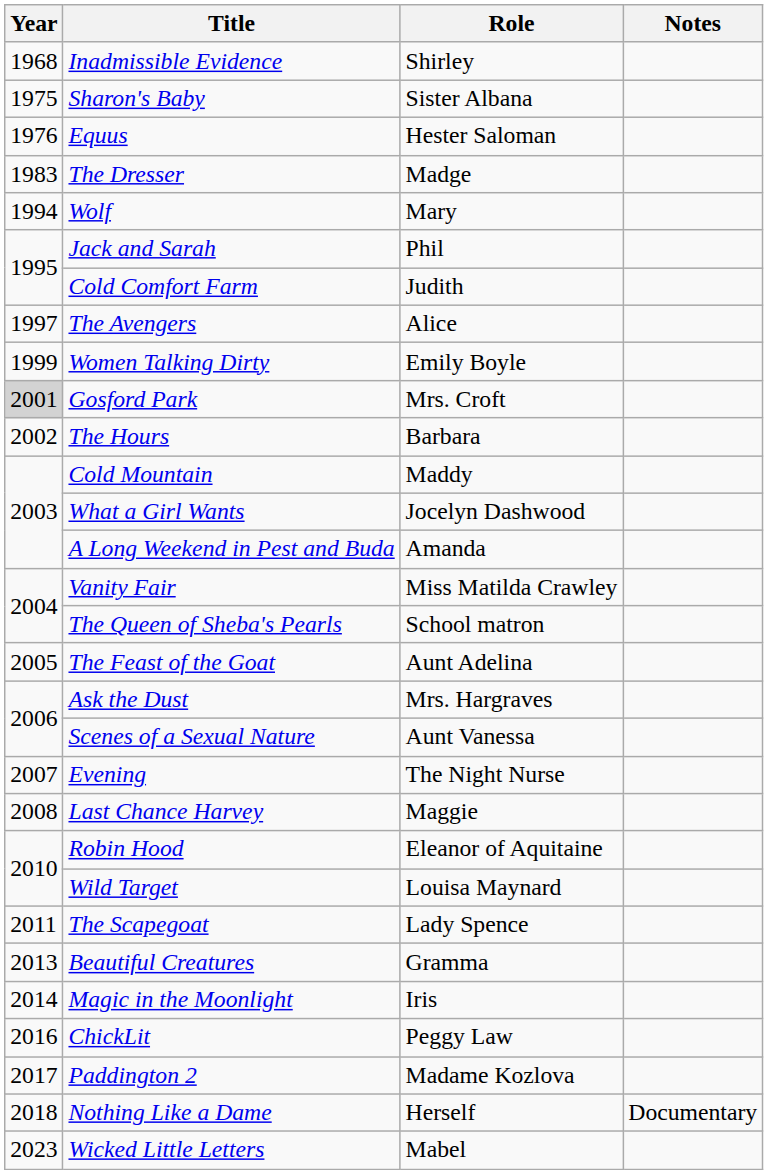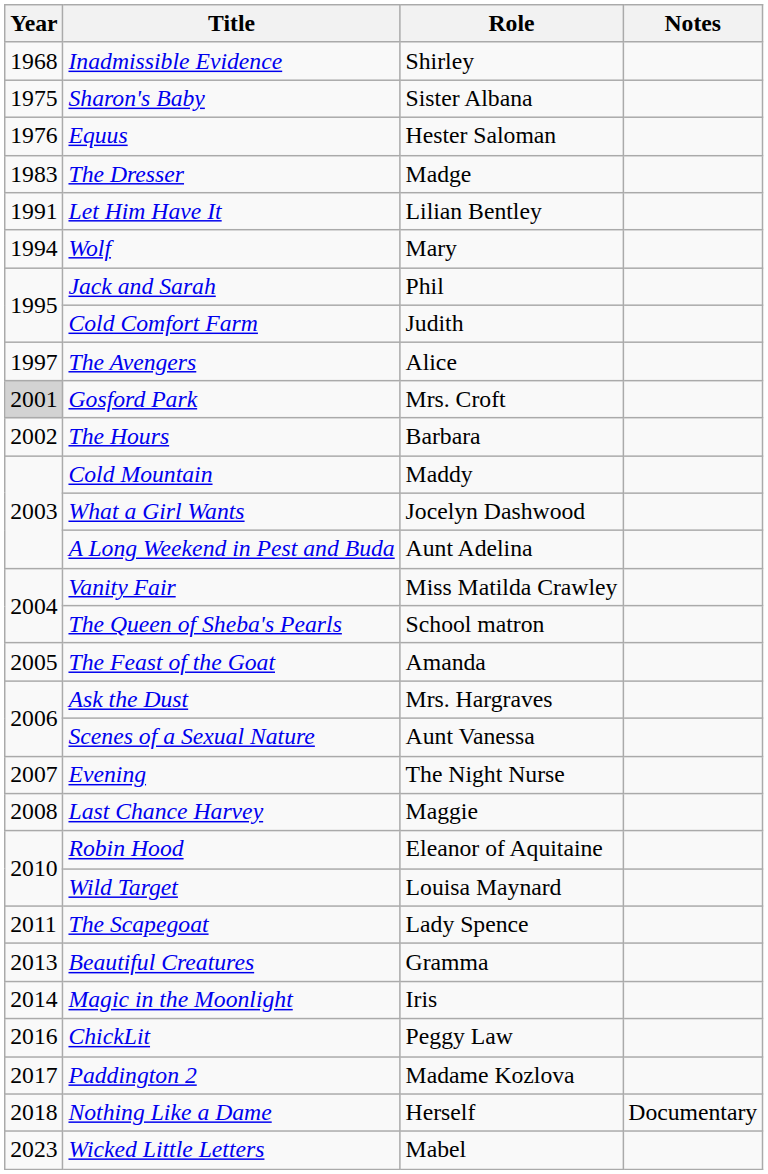+ row: (145, 211)
- row: (169, 361)
(446, 549) Amanda -> (469, 549) Aunt Adelina
(469, 661) Aunt Adelina -> (446, 661) Amanda
